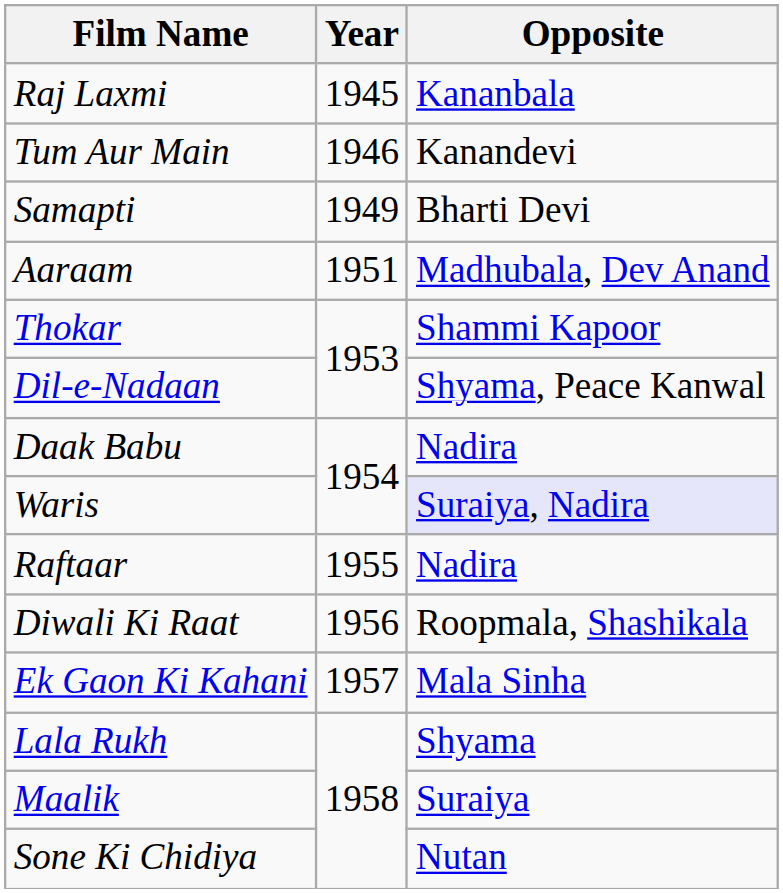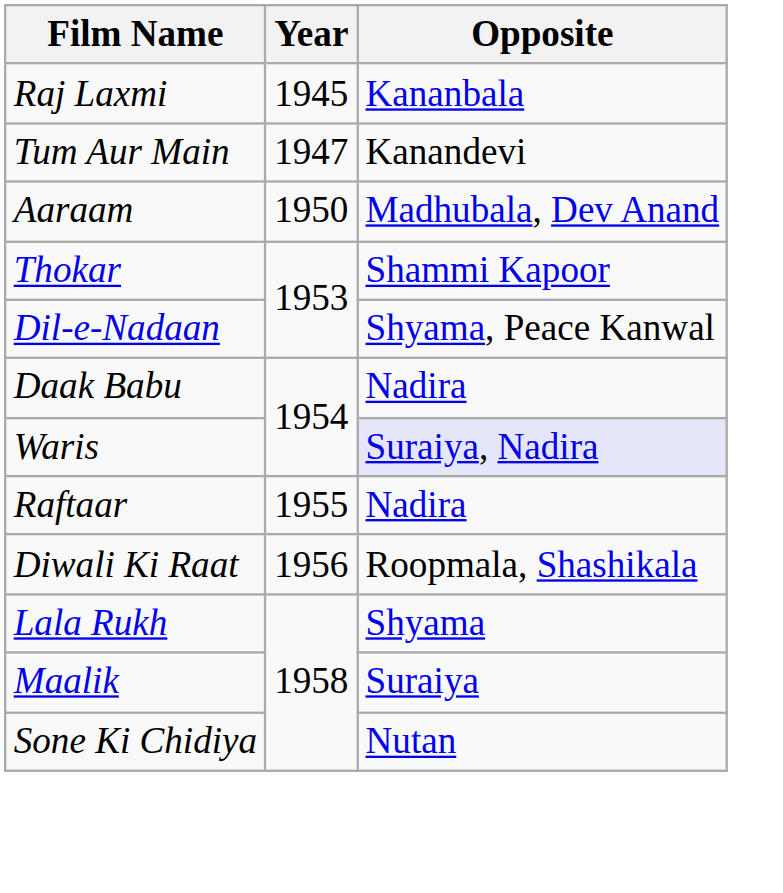(362, 151) 1946 -> (311, 151) 1947
- row: (75, 210)
(362, 269) 1951 -> (311, 210) 1950
- row: (161, 681)
